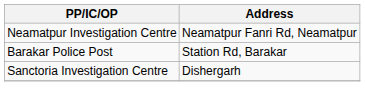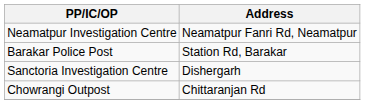+ row: (59, 90)
